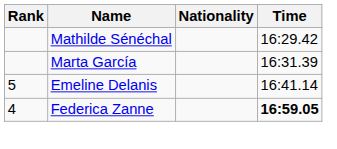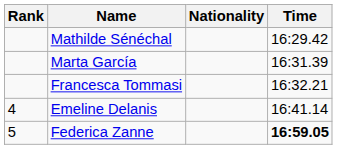+ row: (116, 86)
(12, 86) 5 -> (12, 109) 4
(12, 109) 4 -> (12, 132) 5
